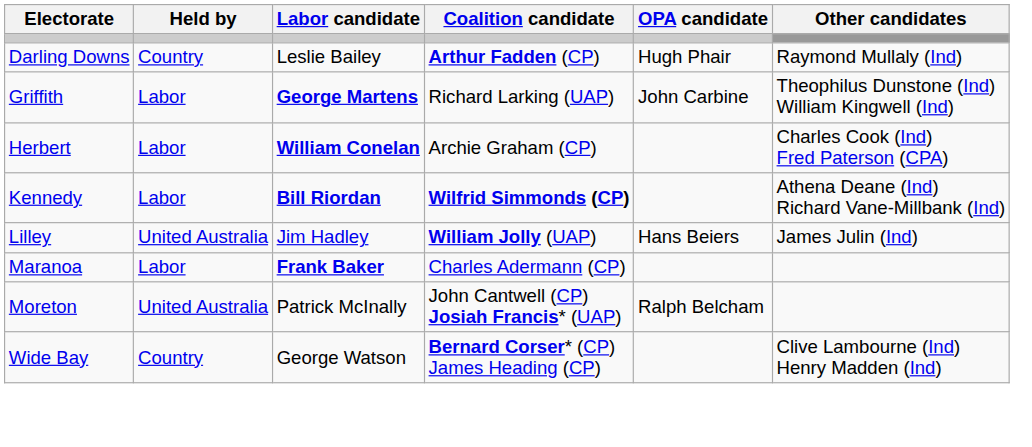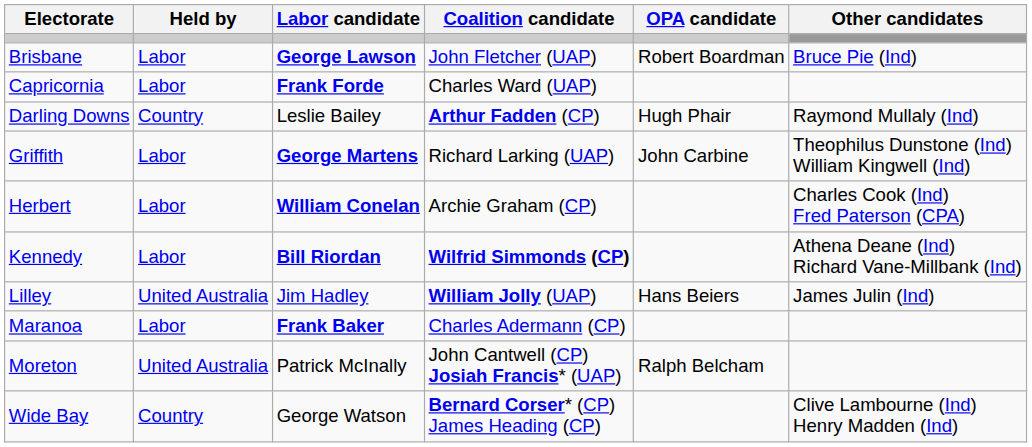+ row: (45, 57)
+ row: (56, 86)
